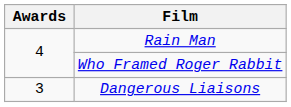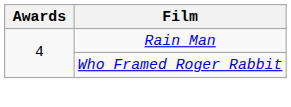- row: (180, 89)
